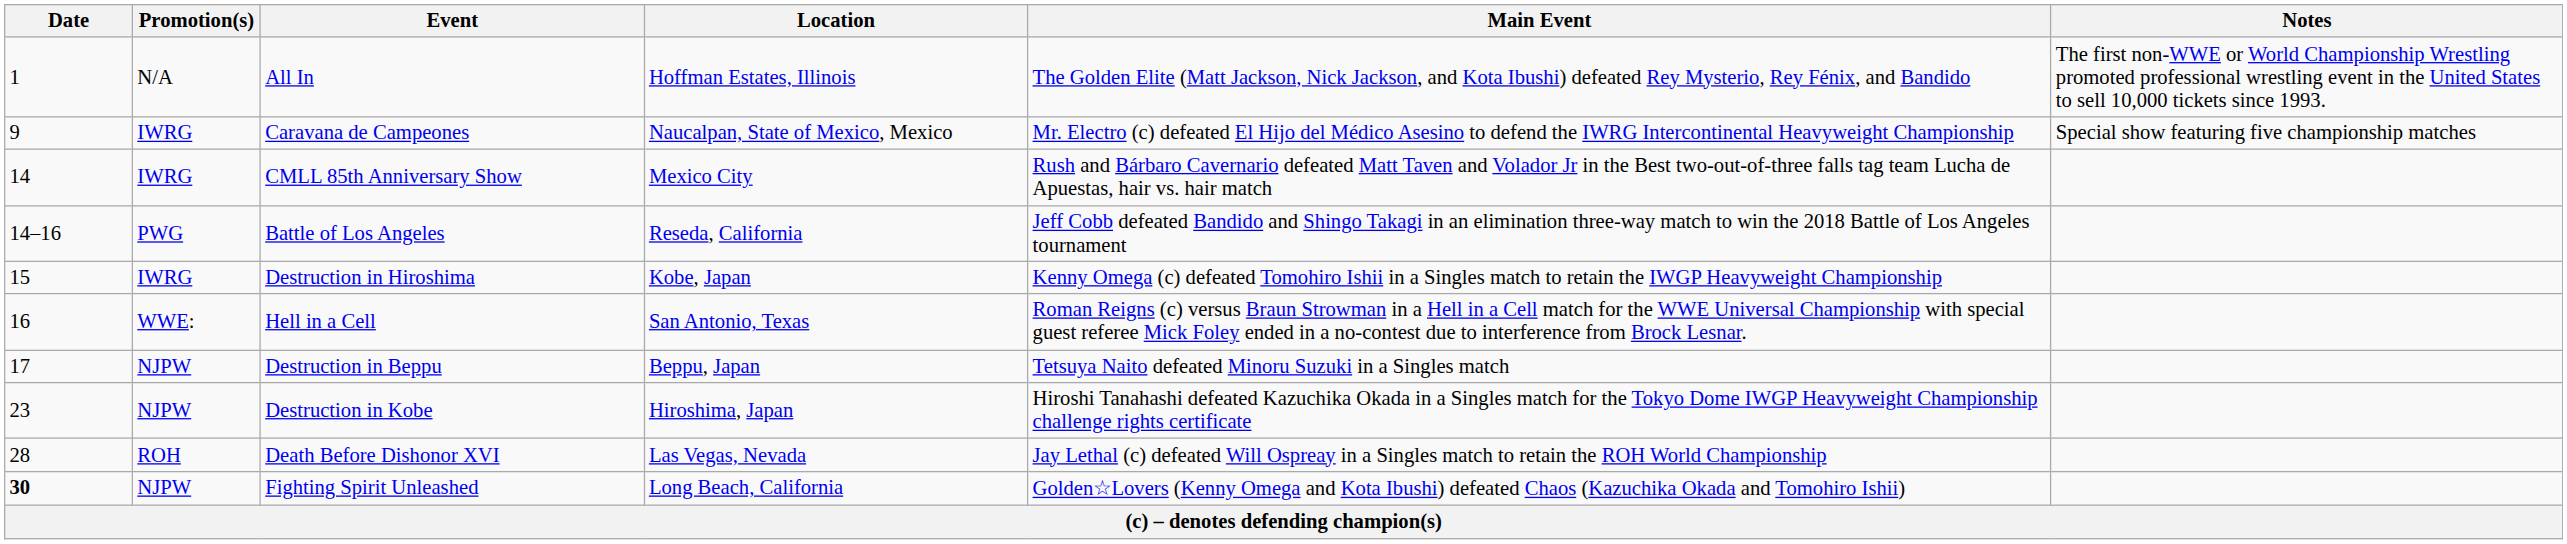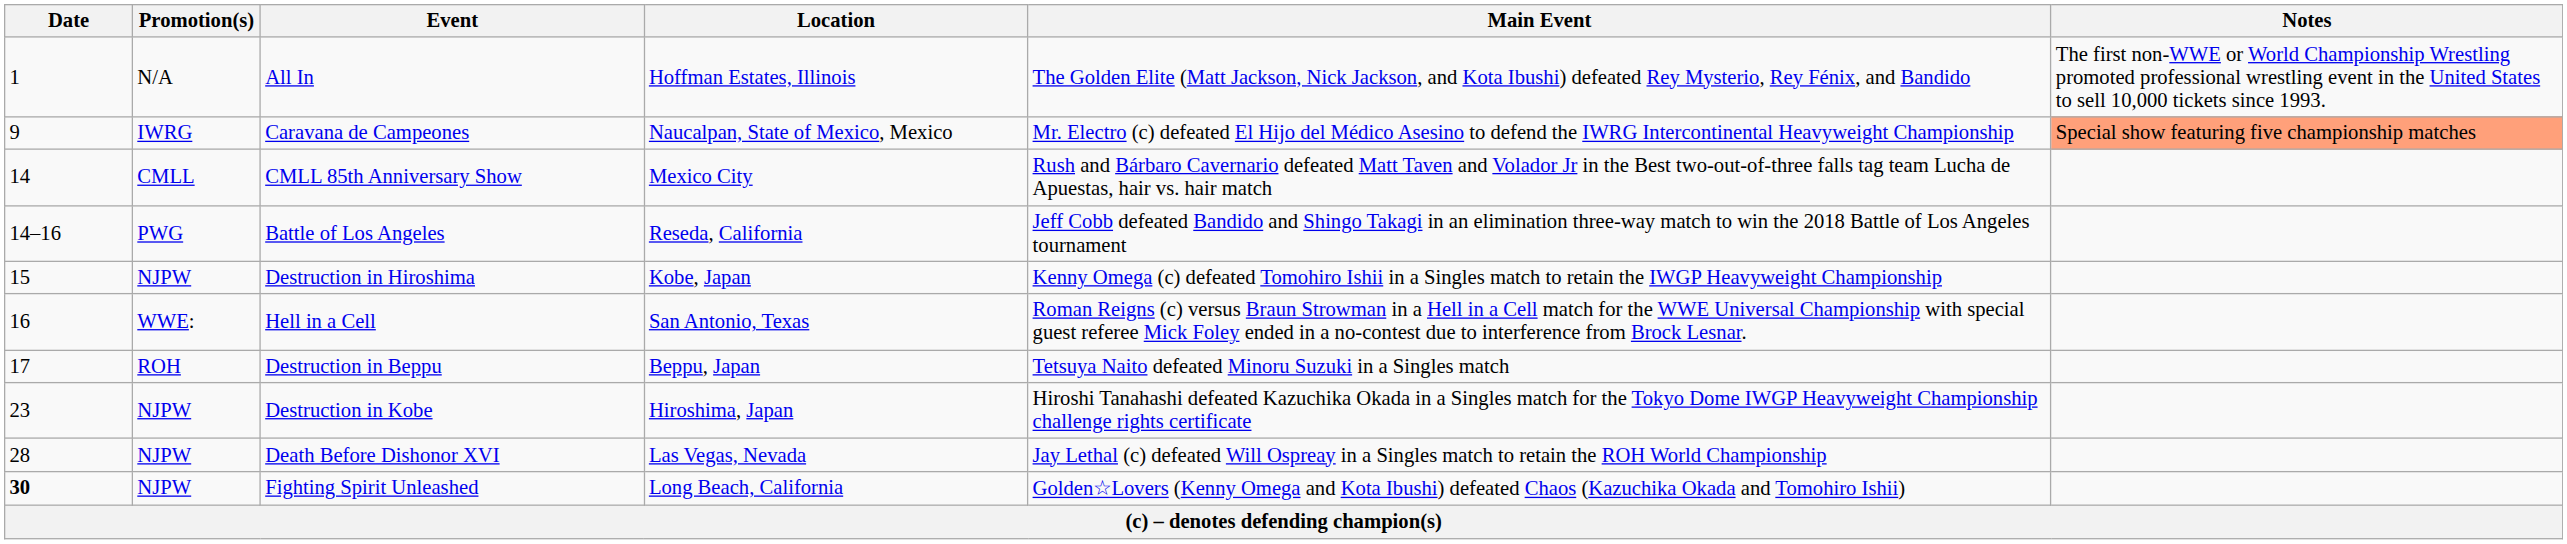(2266, 132) no background -> (2266, 132) lightsalmon background
(165, 177) IWRG -> (166, 177) CMLL
(165, 277) IWRG -> (164, 277) NJPW
(164, 366) NJPW -> (159, 366) ROH
(159, 454) ROH -> (164, 454) NJPW
